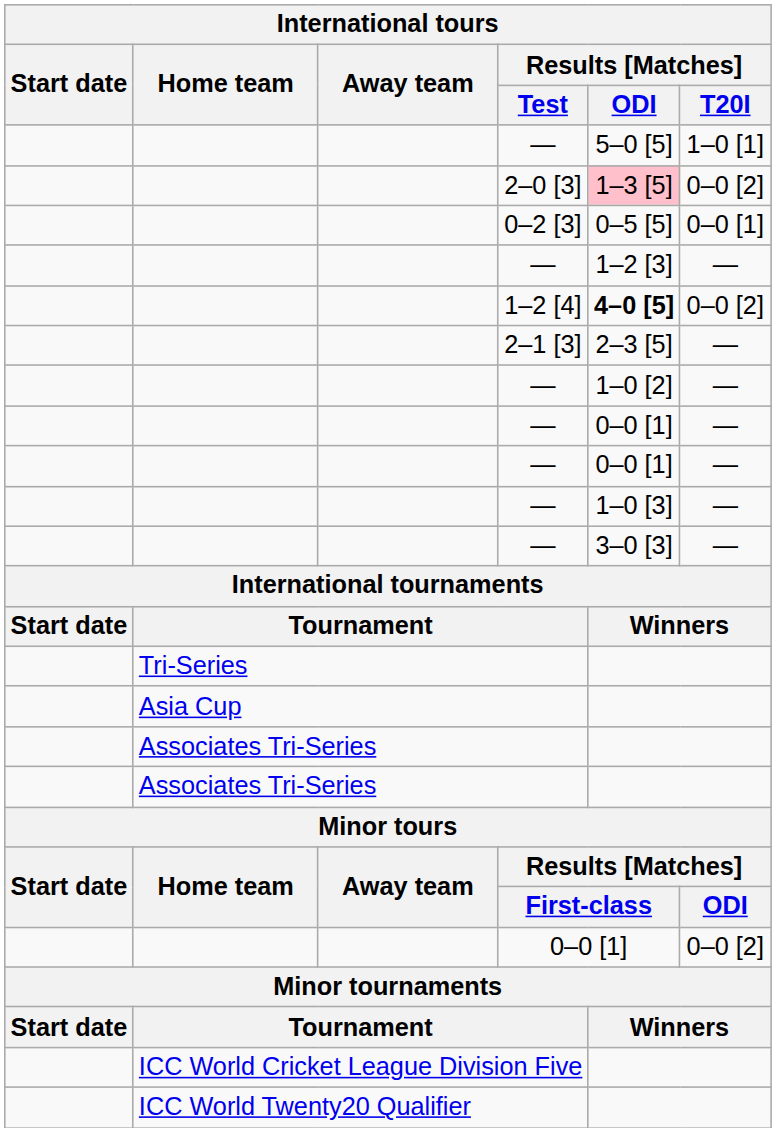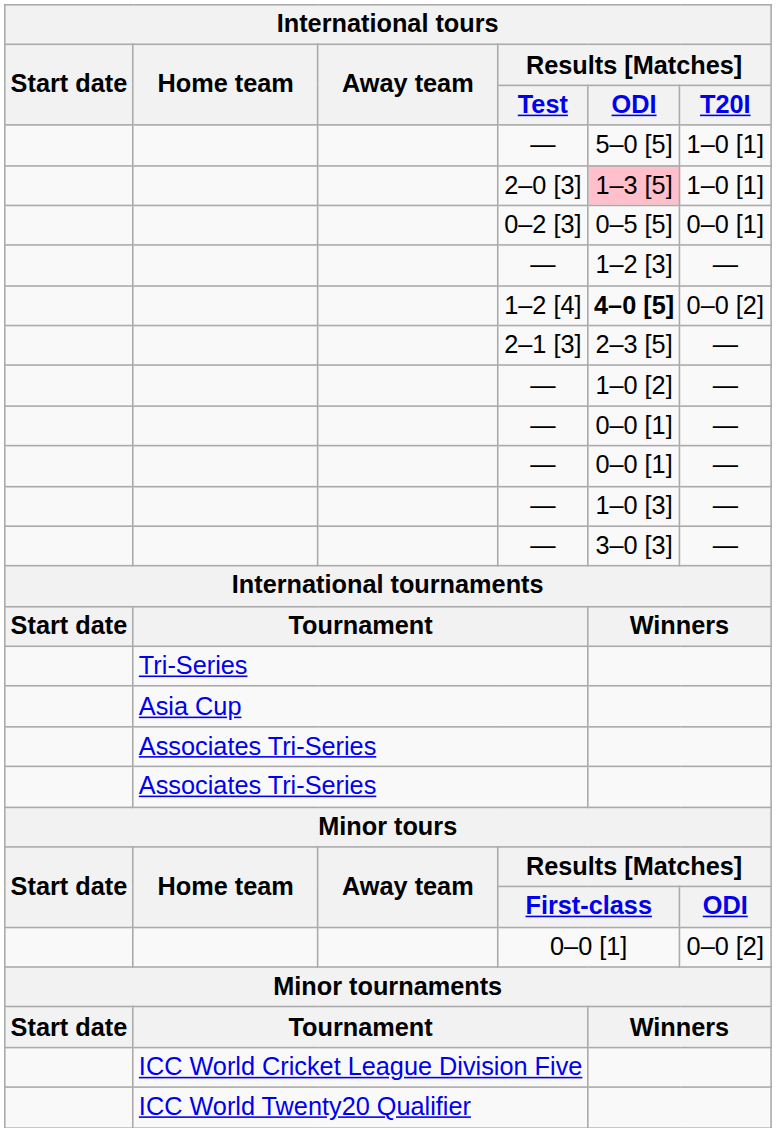(725, 184) 0–0 [2] -> (725, 184) 1–0 [1]
